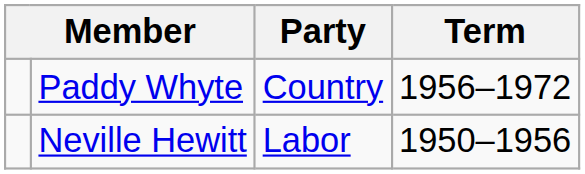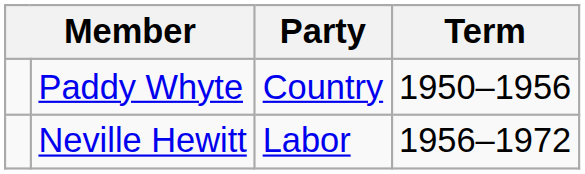(485, 86) 1956–1972 -> (485, 86) 1950–1956
(485, 140) 1950–1956 -> (485, 140) 1956–1972
